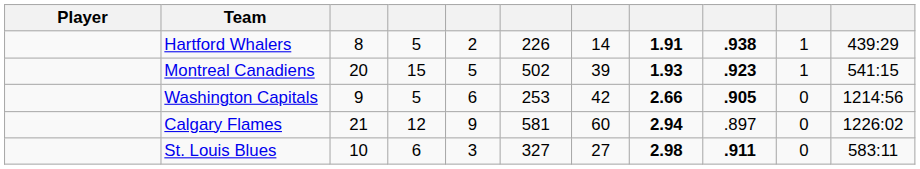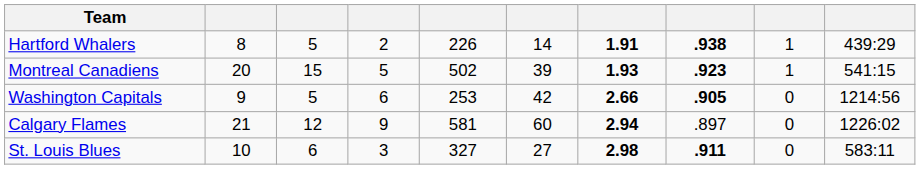- column: (82, 17)
